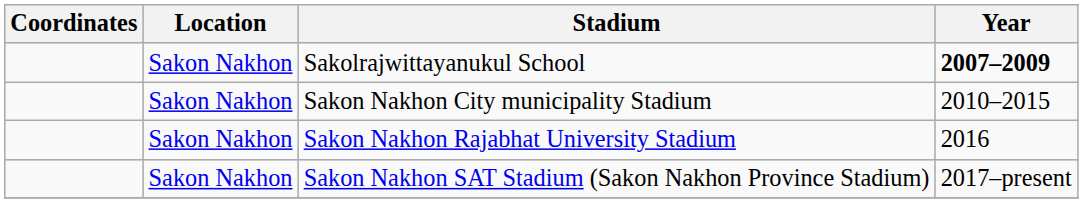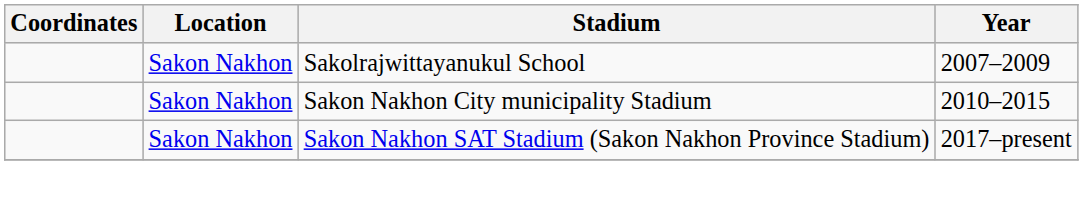(995, 62) bold -> (995, 62) normal
- row: (520, 139)
